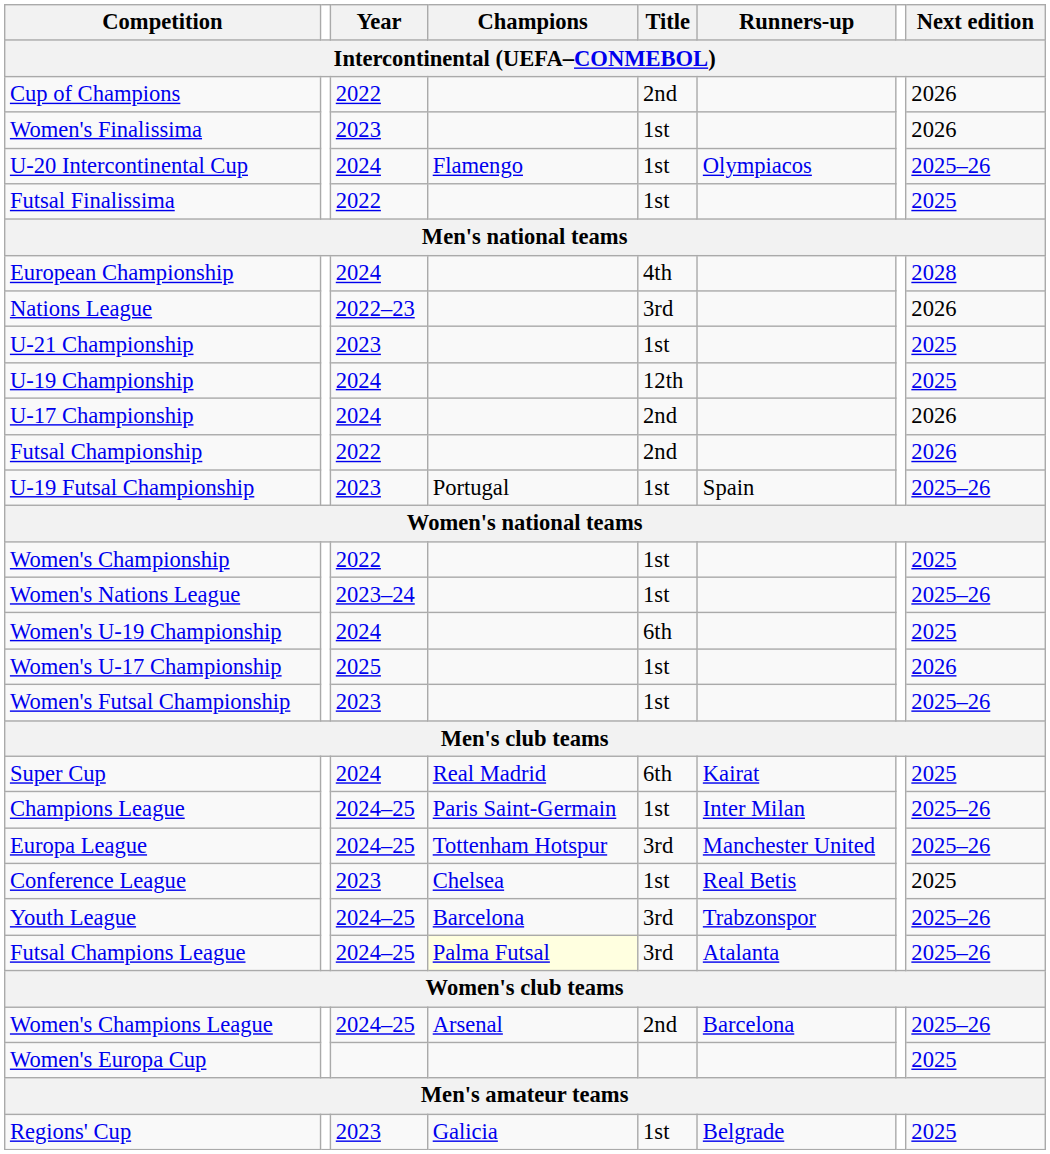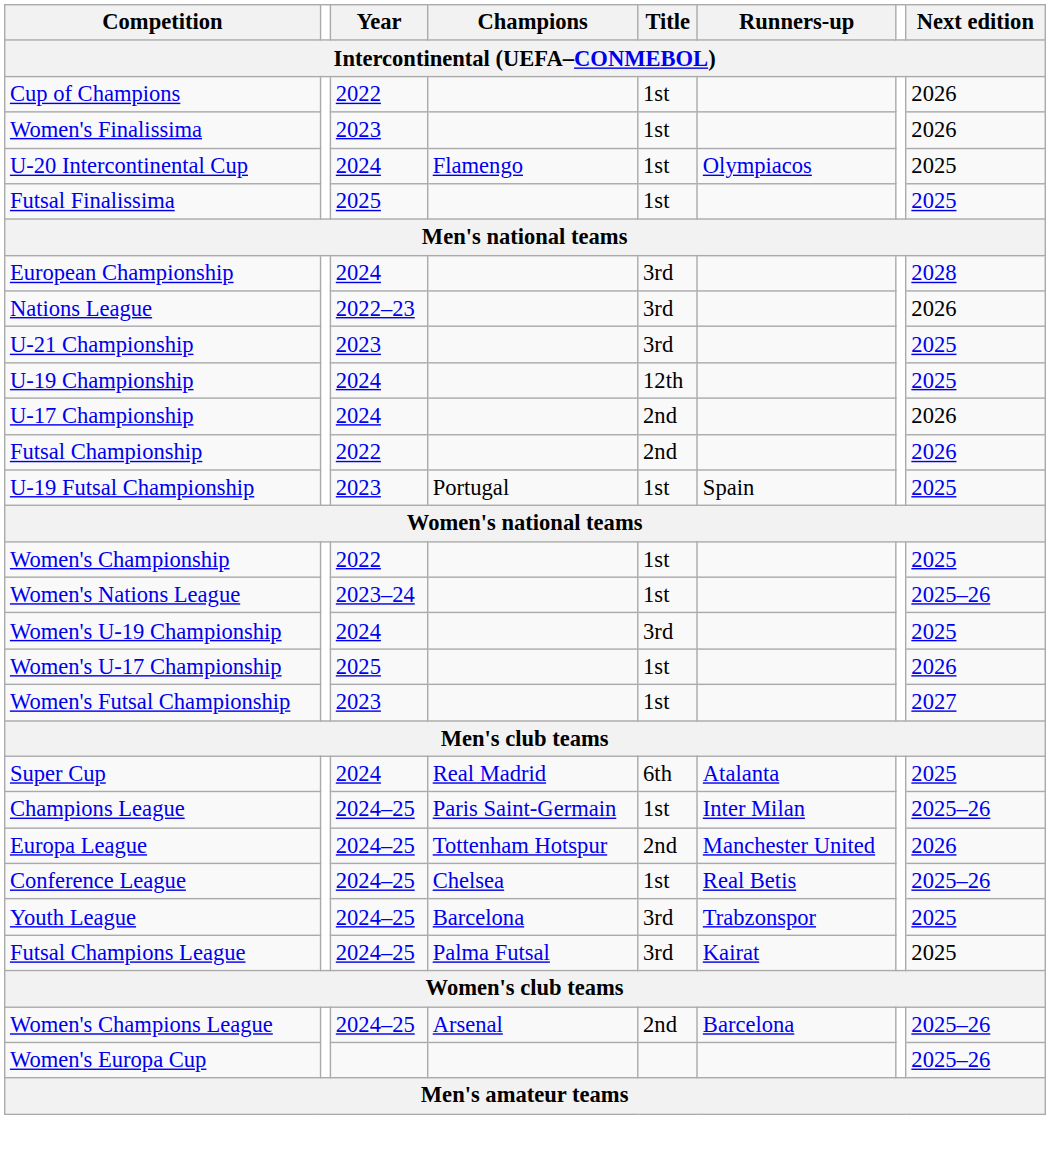(660, 93) 2nd -> (656, 93) 1st
(951, 165) 2025–26 -> (934, 165) 2025
(358, 201) 2022 -> (358, 201) 2025
(658, 272) 4th -> (658, 272) 3rd
(656, 344) 1st -> (658, 344) 3rd
(951, 487) 2025–26 -> (934, 487) 2025
(658, 630) 6th -> (658, 630) 3rd
(951, 702) 2025–26 -> (934, 702) 2027
(731, 773) Kairat -> (741, 773) Atalanta
(658, 845) 3rd -> (660, 845) 2nd
(951, 845) 2025–26 -> (934, 845) 2026
(358, 881) 2023 -> (375, 881) 2024–25
(934, 881) 2025 -> (951, 881) 2025–26
(951, 916) 2025–26 -> (934, 916) 2025
(491, 952) lightyellow background -> (491, 952) no background
(741, 952) Atalanta -> (731, 952) Kairat
(951, 952) 2025–26 -> (934, 952) 2025
(934, 1059) 2025 -> (951, 1059) 2025–26
- row: (71, 1131)
